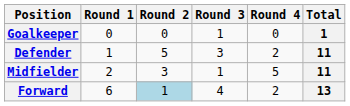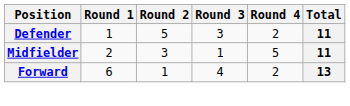- row: (43, 33)
(165, 91) lightblue background -> (165, 72) no background
